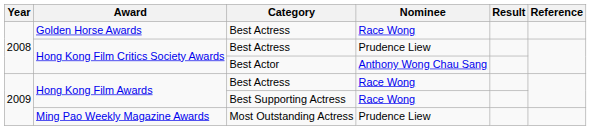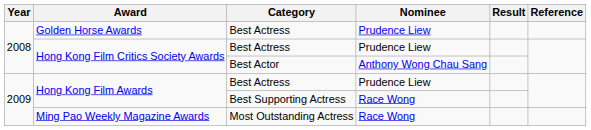(387, 30) Race Wong -> (395, 30) Prudence Liew
(387, 82) Race Wong -> (395, 82) Prudence Liew
(395, 116) Prudence Liew -> (387, 116) Race Wong
